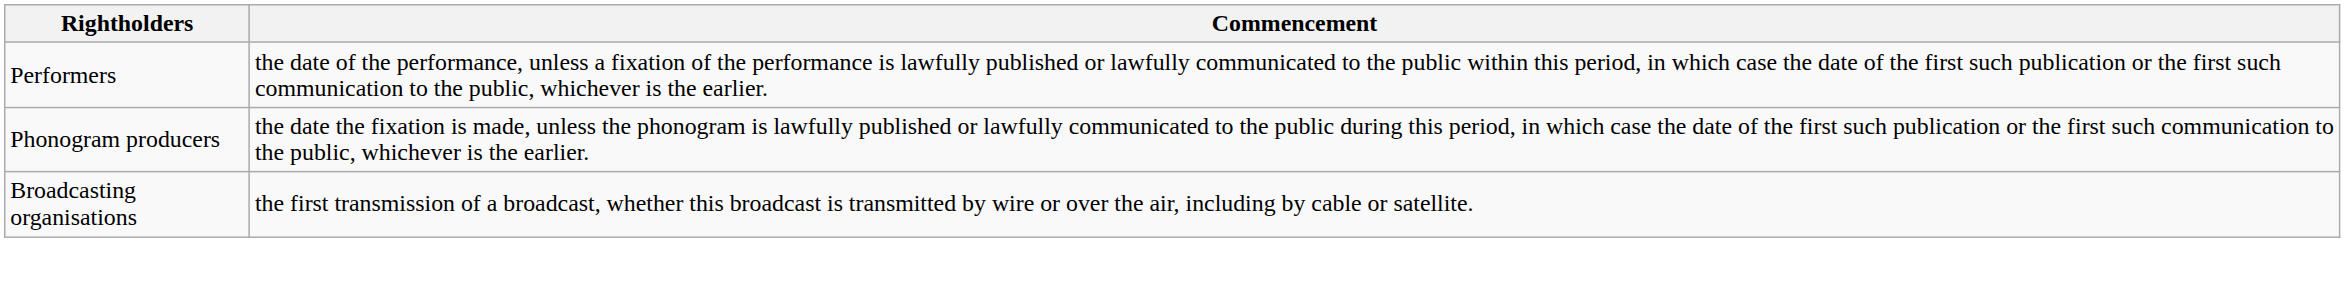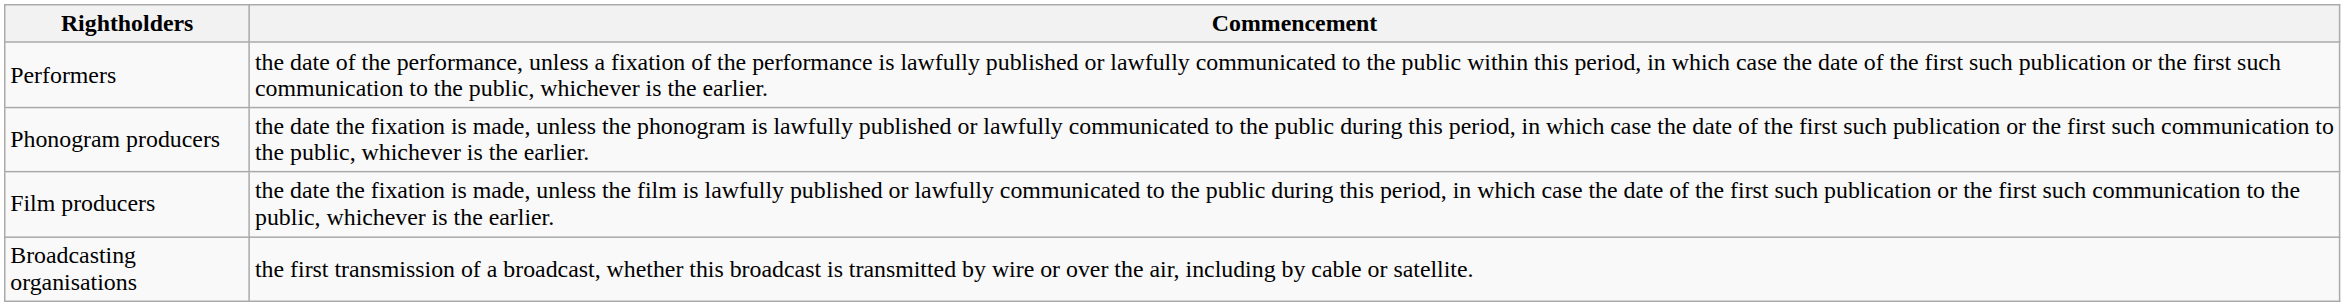+ row: (83, 203)
